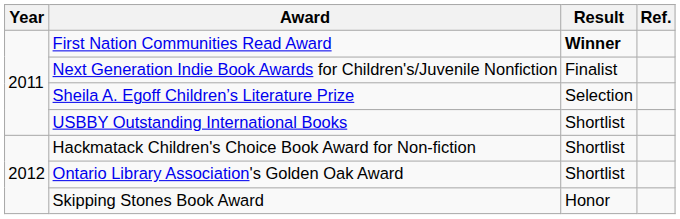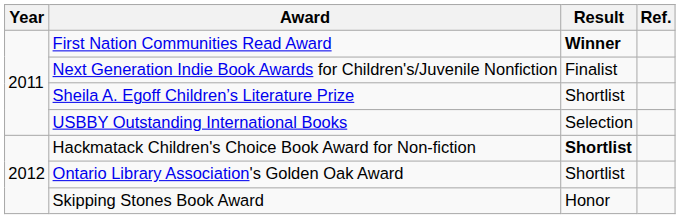(599, 95) Selection -> (595, 95) Shortlist
(595, 122) Shortlist -> (599, 122) Selection
(595, 148) normal -> (598, 148) bold
